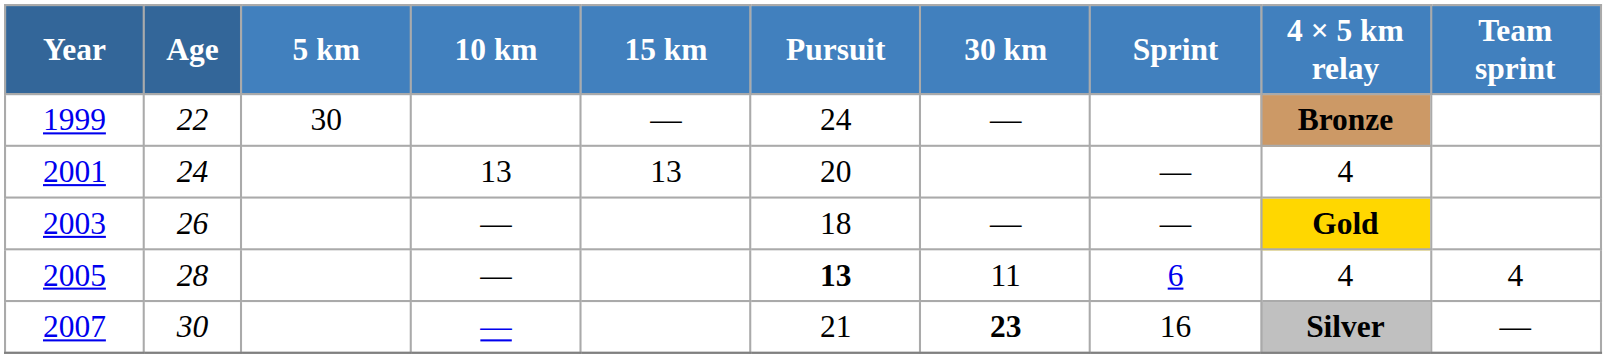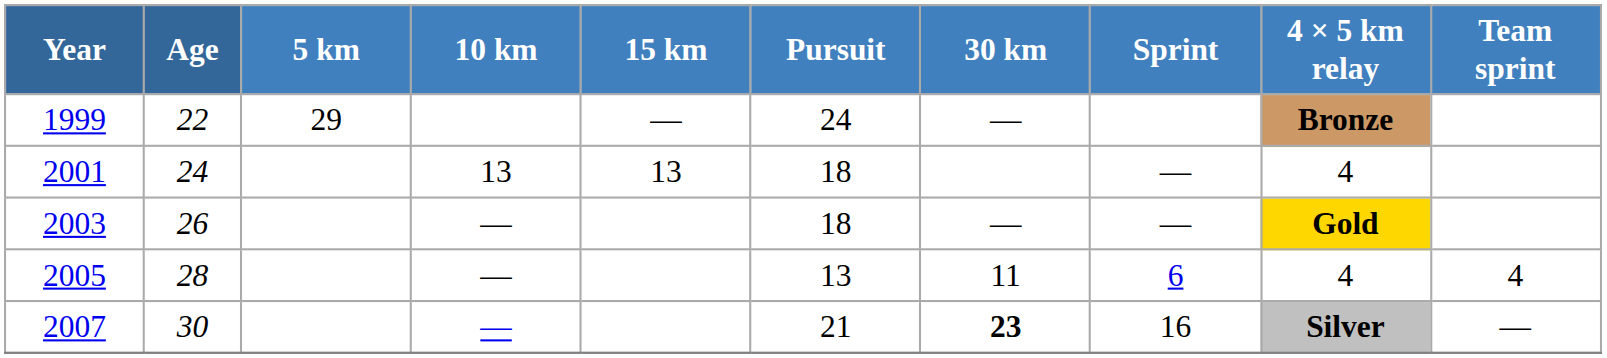(326, 119) 30 -> (326, 119) 29
(836, 171) 20 -> (836, 171) 18
(836, 275) bold -> (836, 275) normal
